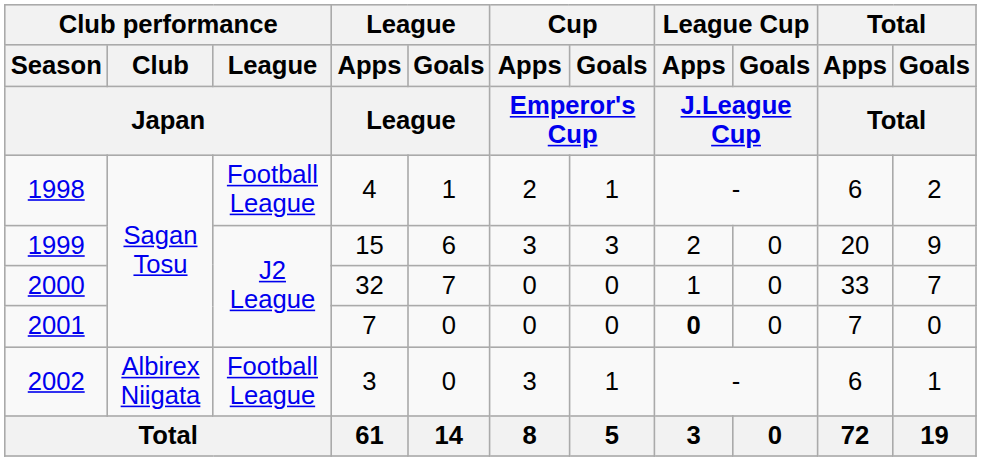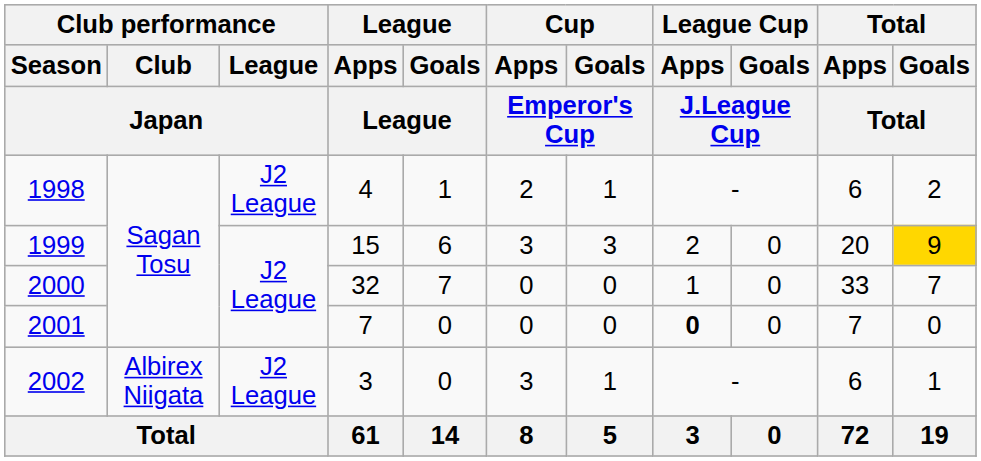(272, 189) Football League -> (273, 189) J2 League
(934, 244) no background -> (934, 244) gold background
(272, 380) Football League -> (273, 380) J2 League
